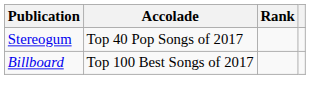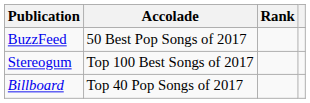+ row: (37, 39)
(165, 39) Top 40 Pop Songs of 2017 -> (170, 62) Top 100 Best Songs of 2017
(170, 62) Top 100 Best Songs of 2017 -> (165, 86) Top 40 Pop Songs of 2017
